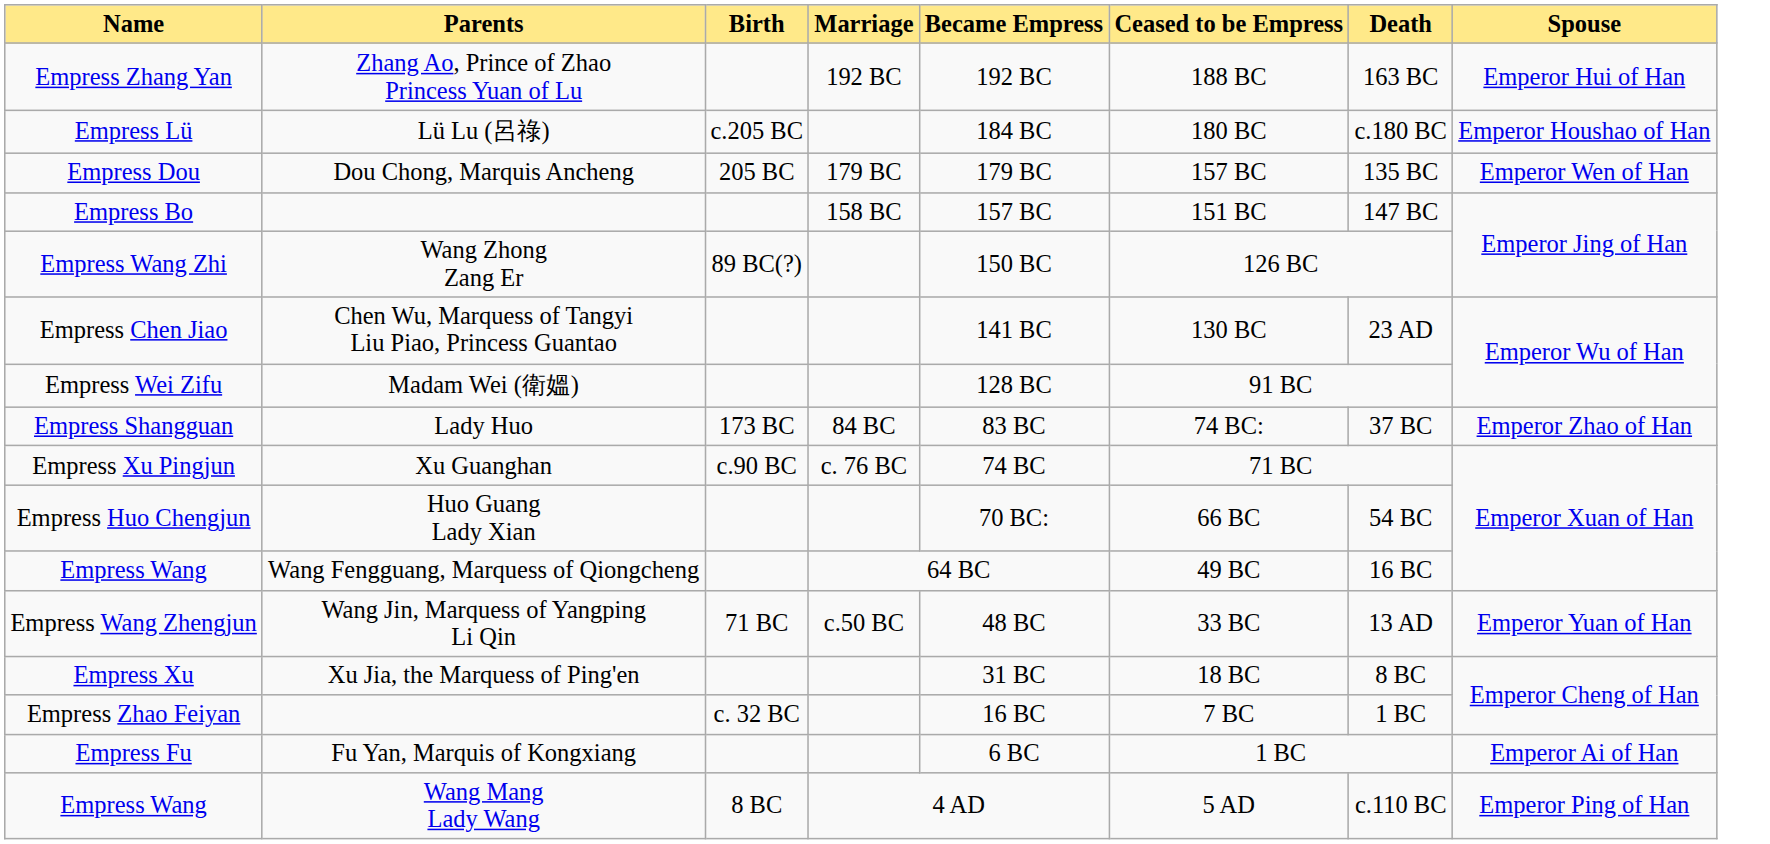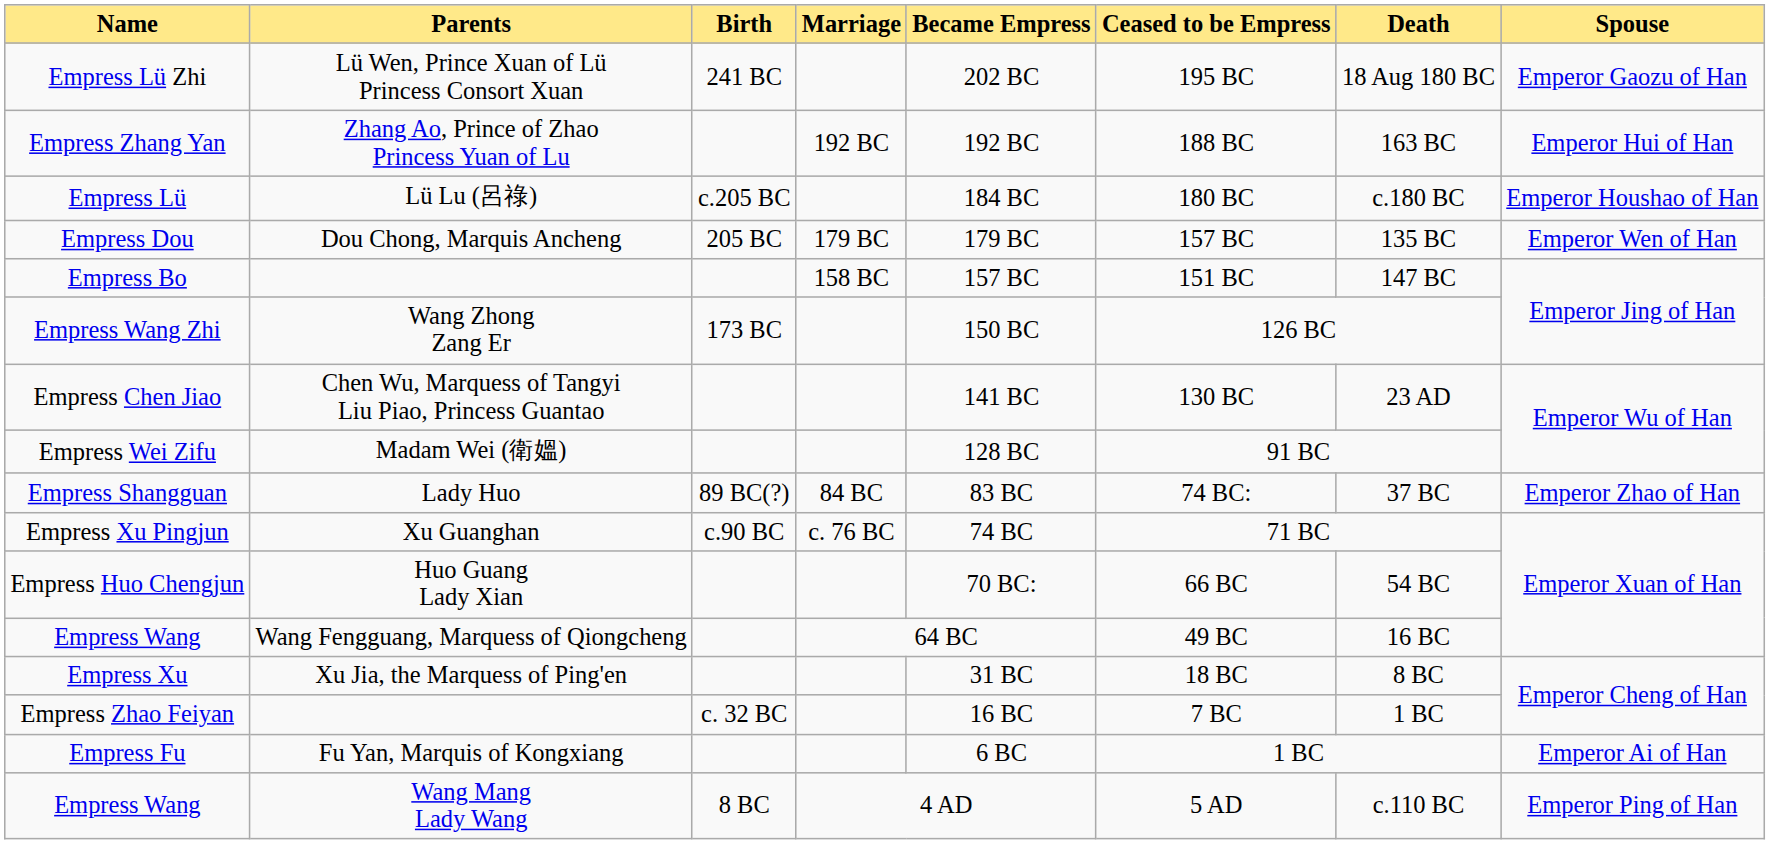+ row: (127, 76)
(757, 263) 89 BC(?) -> (744, 330) 173 BC
(757, 426) 173 BC -> (744, 492) 89 BC(?)
- row: (134, 622)
